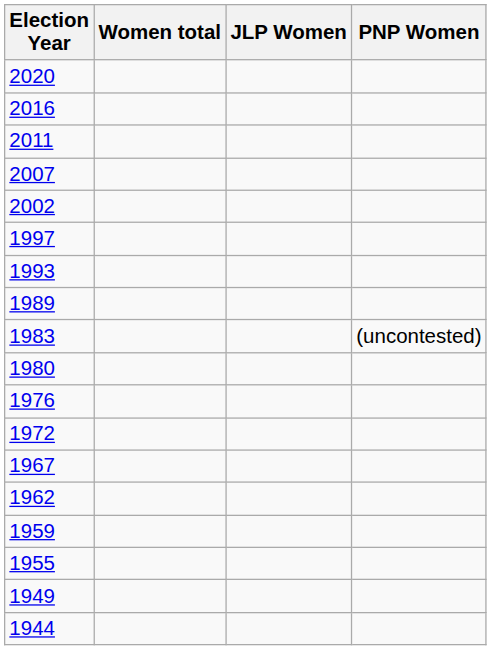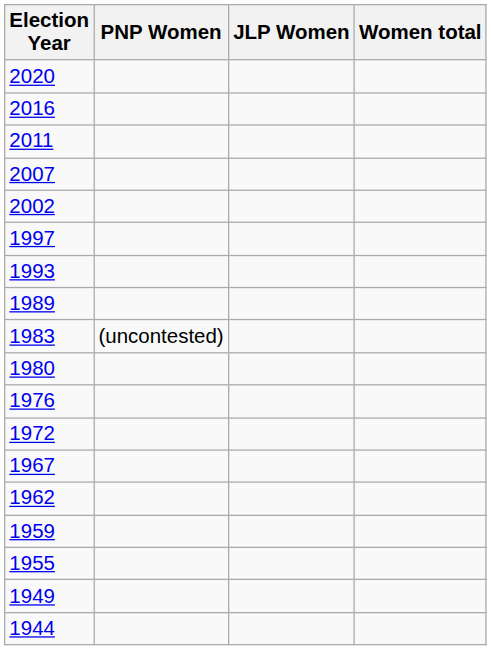columns swapped: (160, 32) <-> (419, 32)
